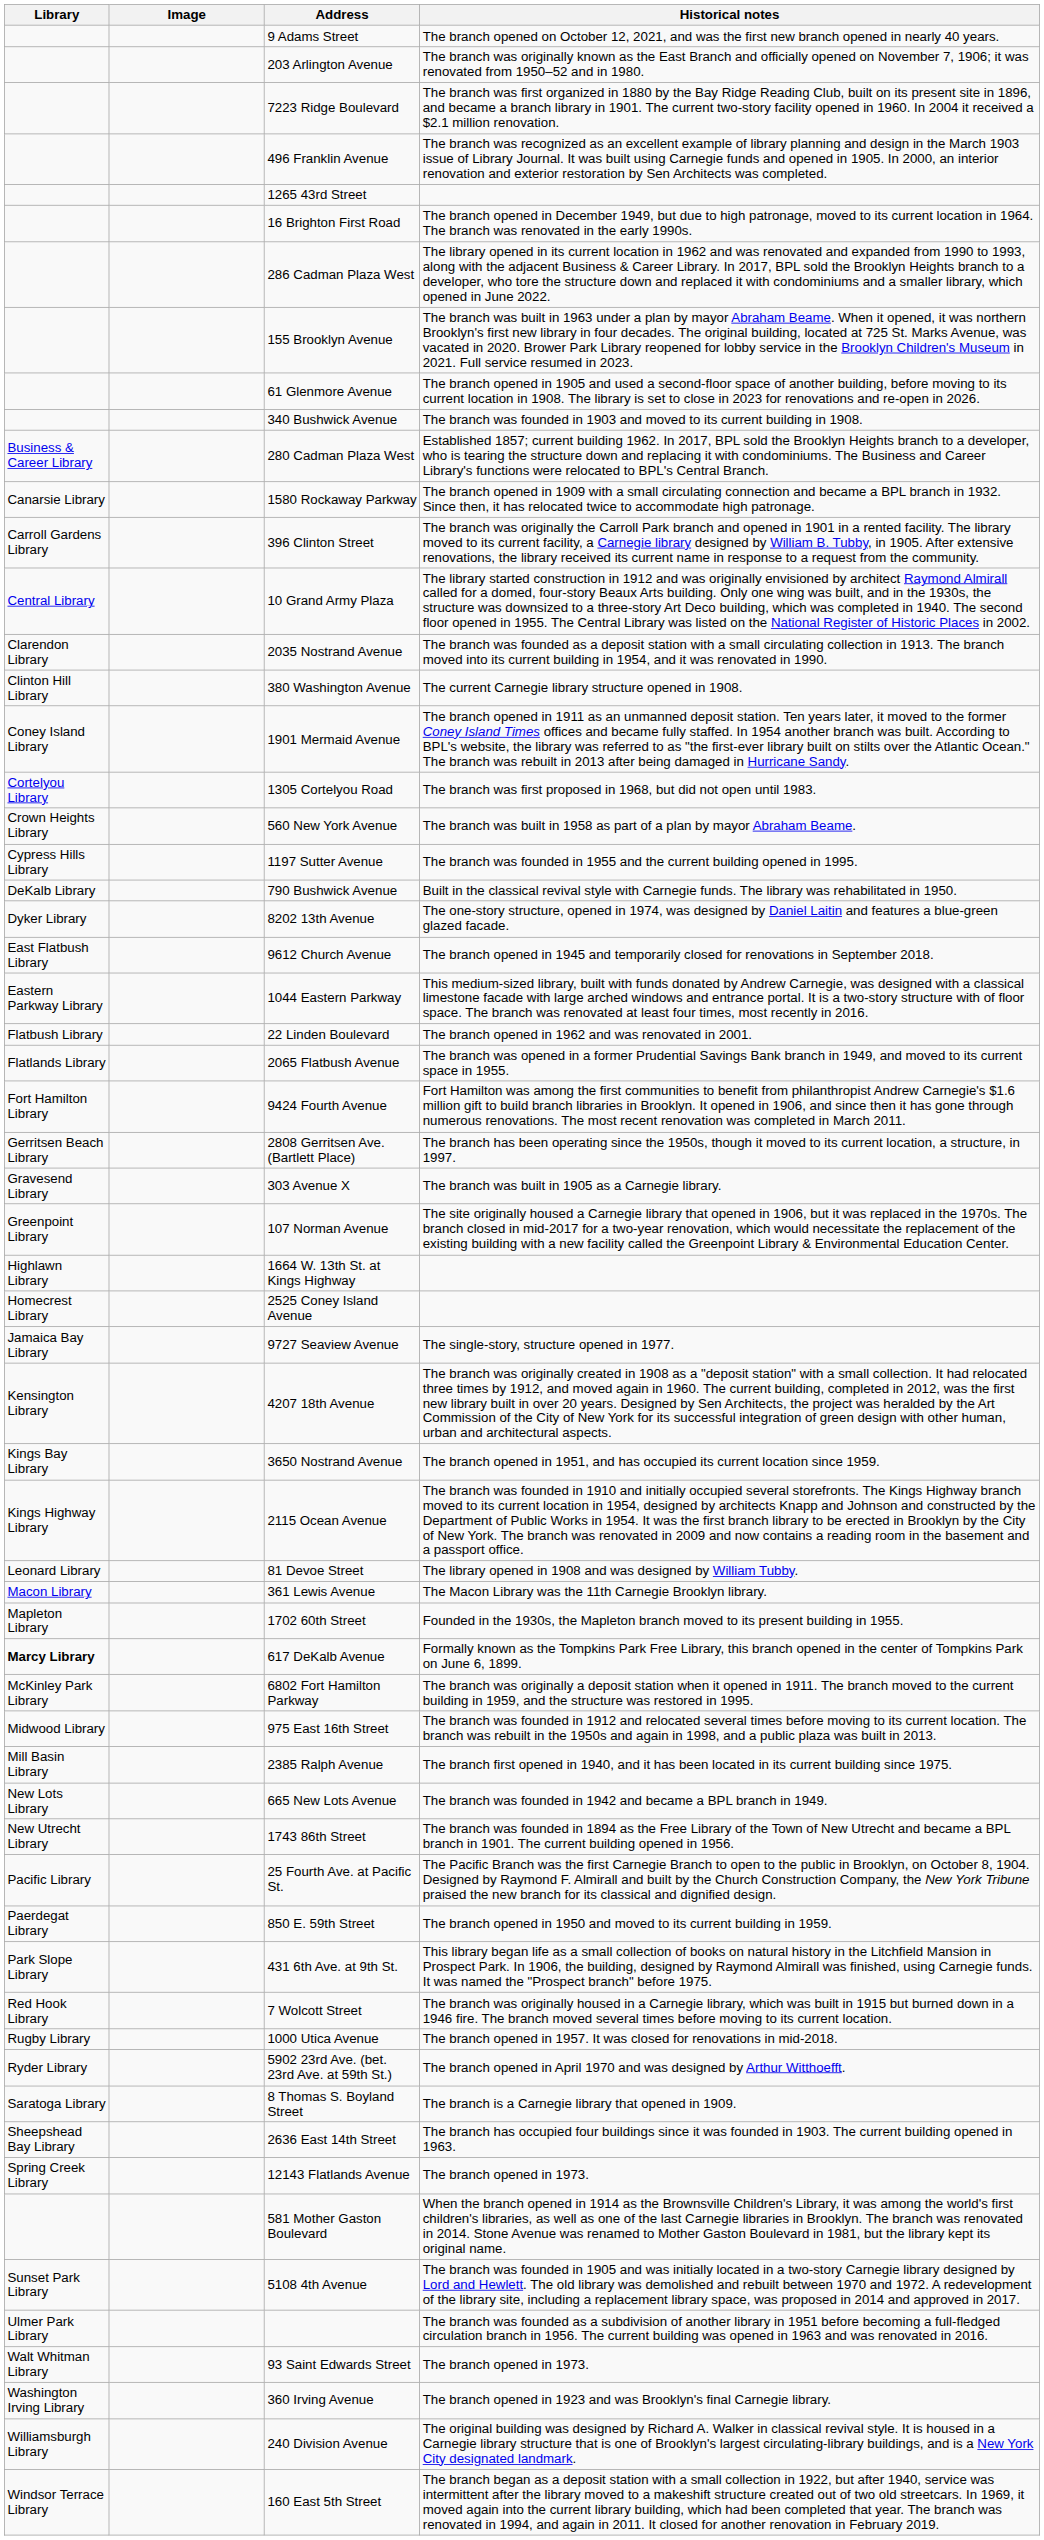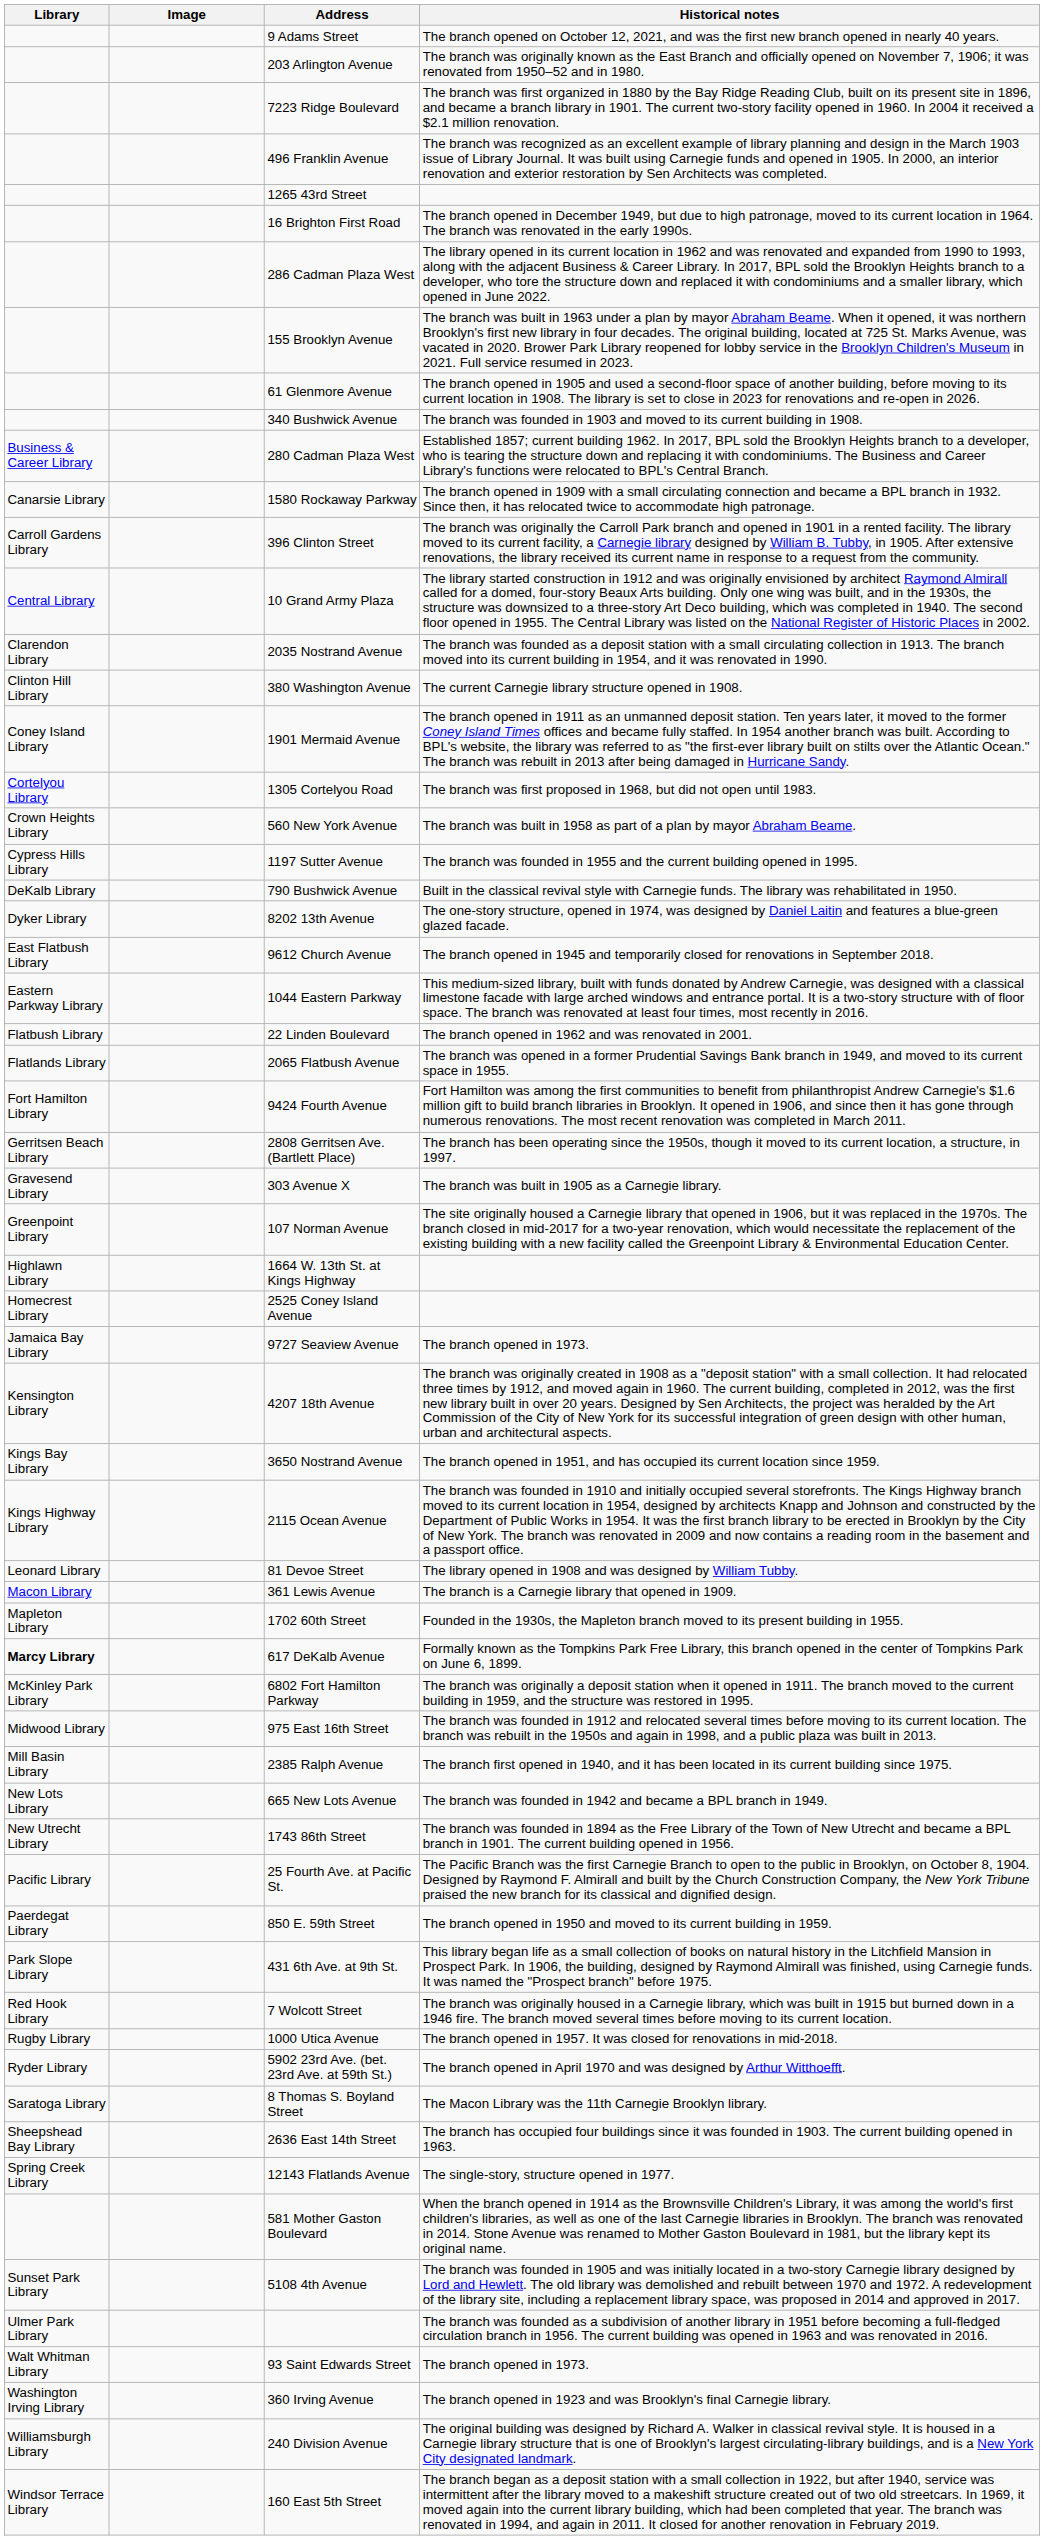(548, 1345) The single-story, structure opened in 1977. -> (506, 1345) The branch opened in 1973.
(595, 1592) The Macon Library was the 11th Carnegie Brooklyn library. -> (580, 1592) The branch is a Carnegie library that opened in 1909.
(580, 2103) The branch is a Carnegie library that opened in 1909. -> (595, 2103) The Macon Library was the 11th Carnegie Brooklyn library.
(506, 2175) The branch opened in 1973. -> (548, 2175) The single-story, structure opened in 1977.
